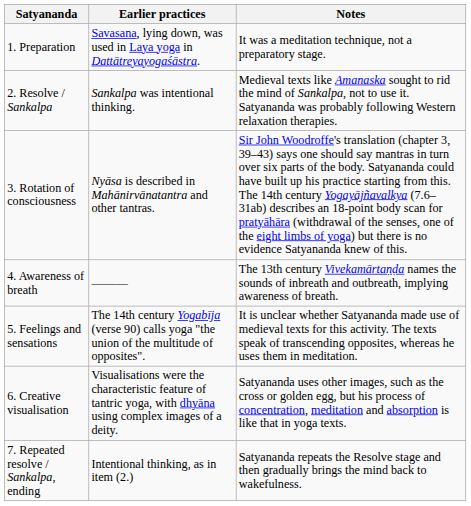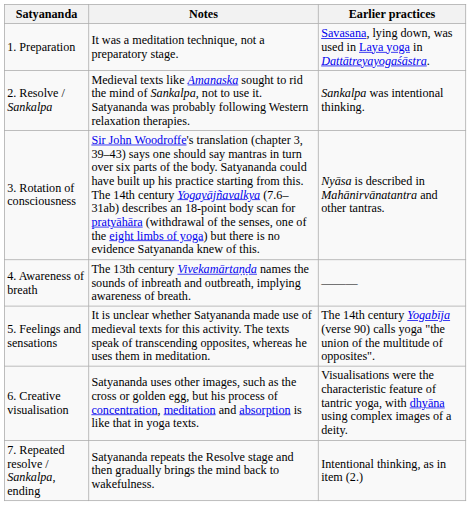columns swapped: (162, 14) <-> (351, 14)
